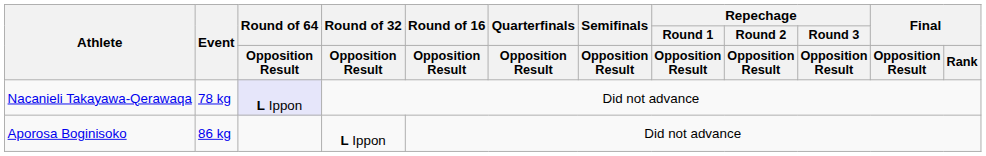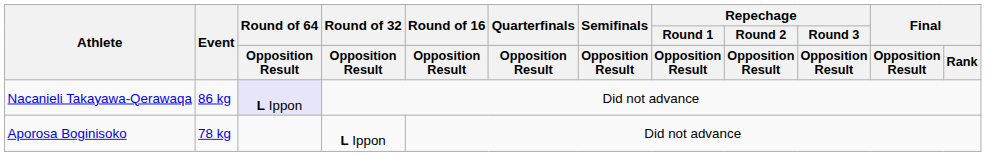(214, 98) 78 kg -> (214, 98) 86 kg
(214, 134) 86 kg -> (214, 134) 78 kg
